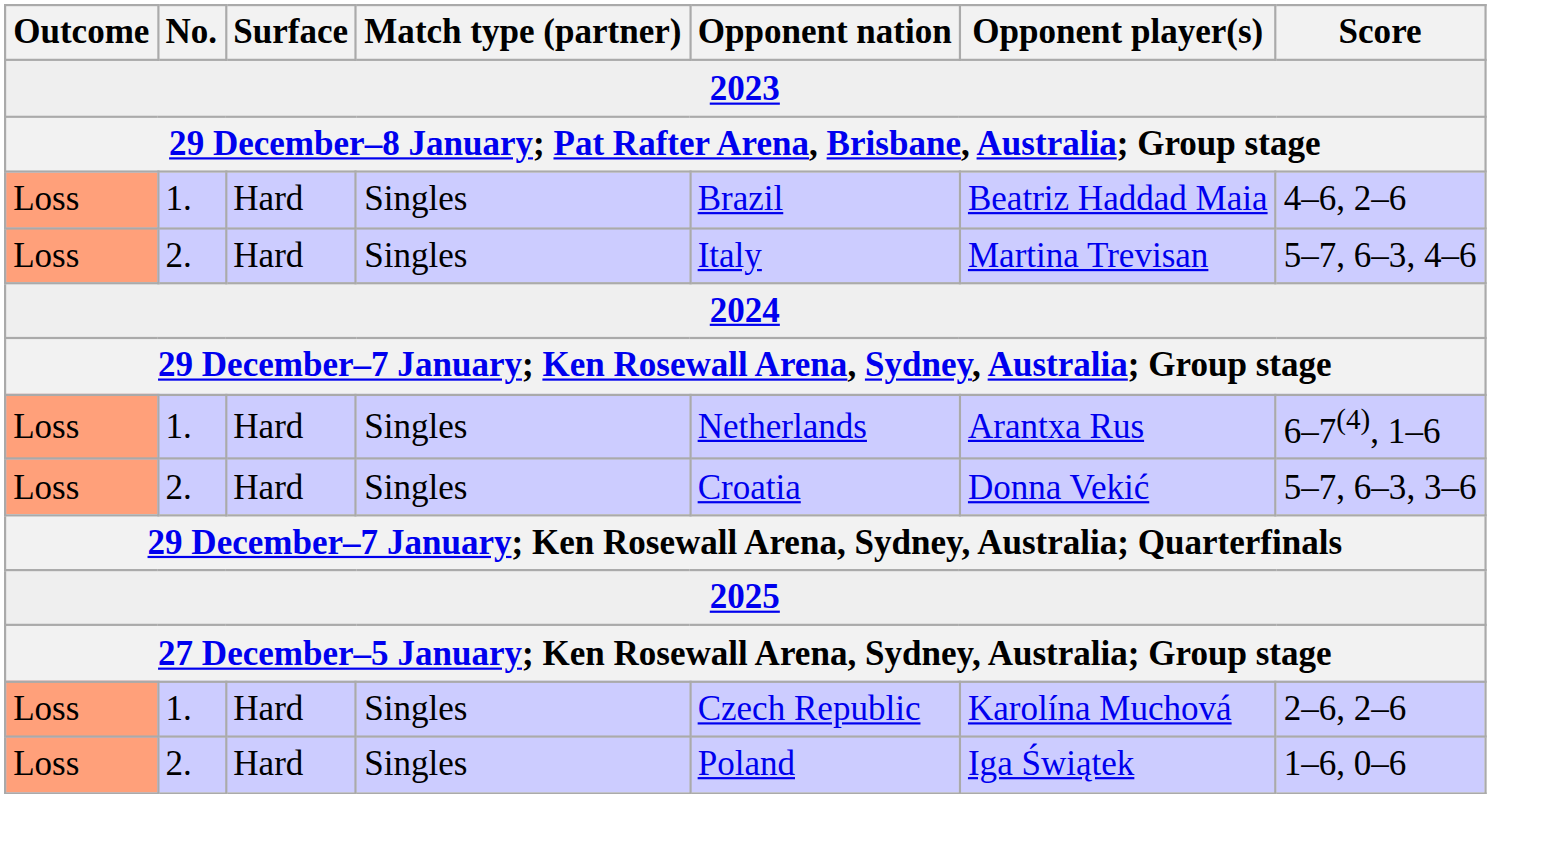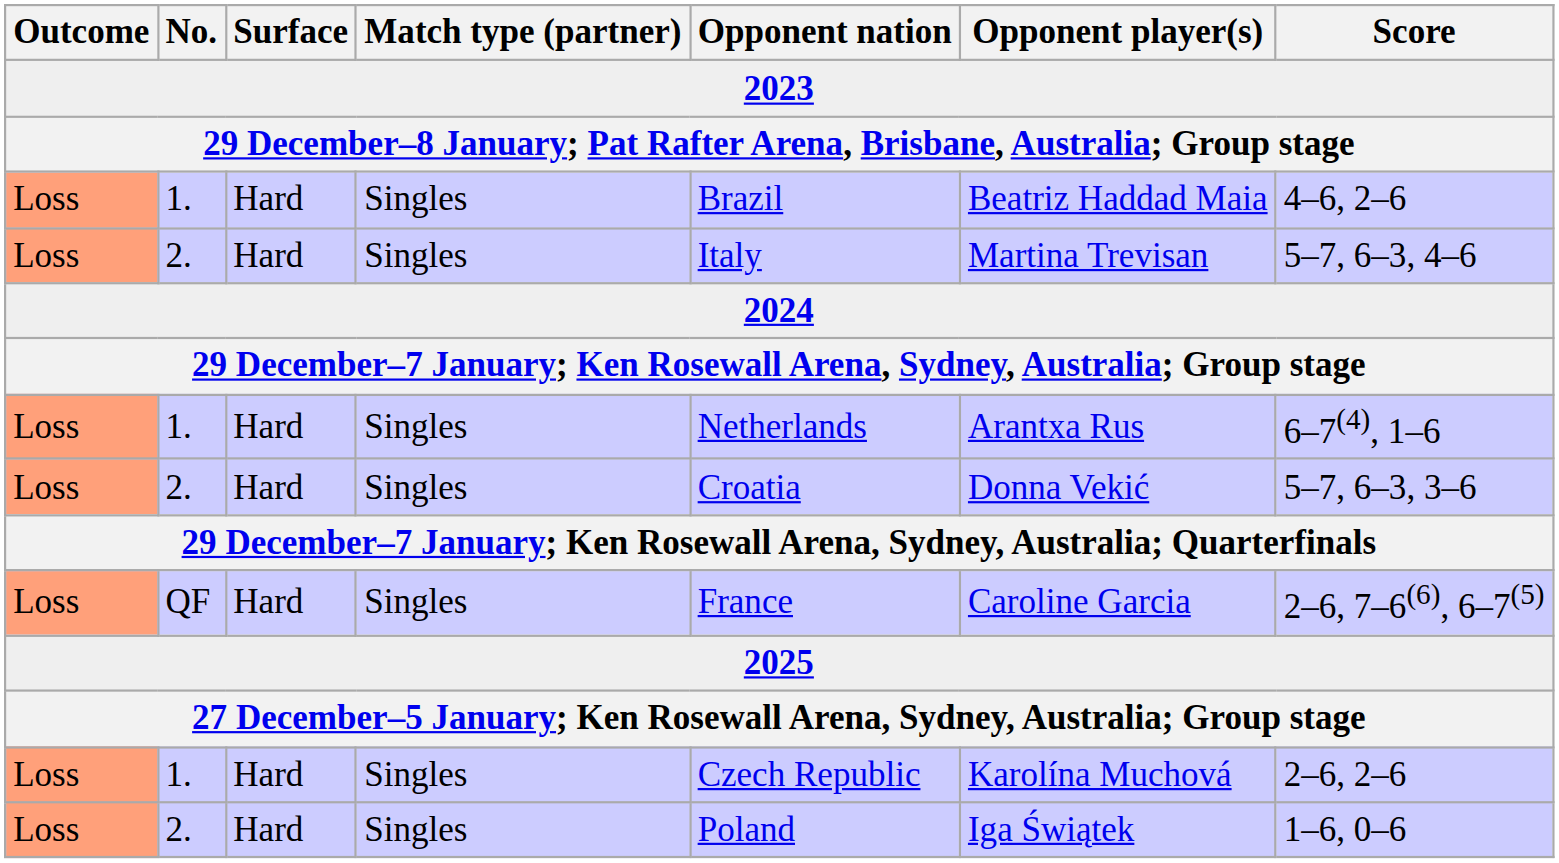+ row: (46, 602)
